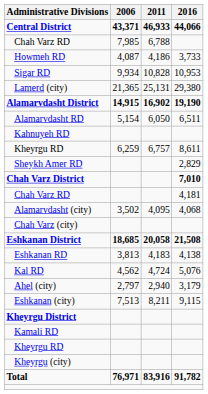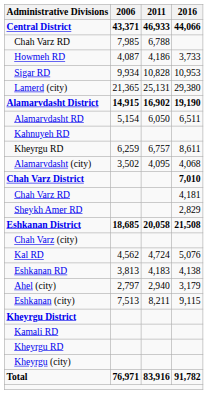rows swapped: (53, 210) <-> (48, 164)
rows swapped: (46, 225) <-> (44, 240)
rows swapped: (41, 255) <-> (29, 270)
